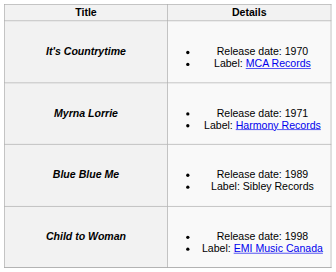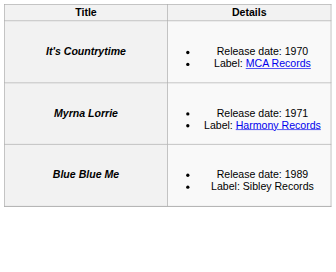- row: (86, 236)
